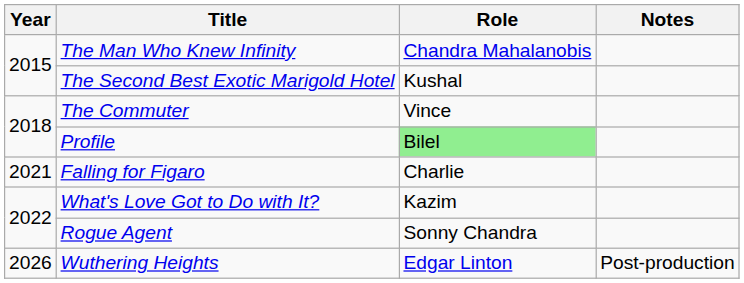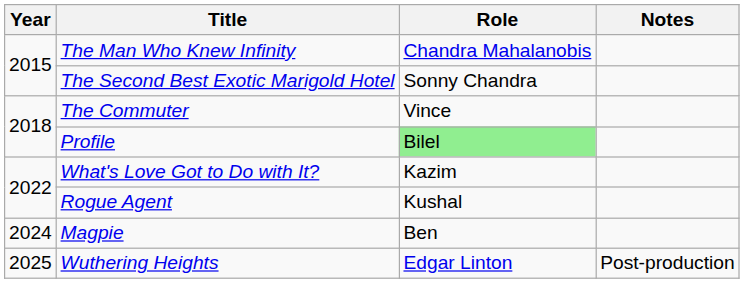(433, 80) Kushal -> (470, 80) Sonny Chandra
- row: (133, 171)
(470, 232) Sonny Chandra -> (433, 202) Kushal
+ row: (92, 232)
(30, 263) 2026 -> (30, 263) 2025
